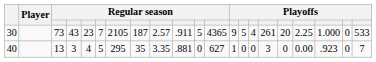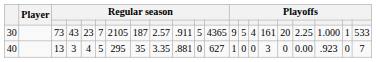(268, 33) 261 -> (268, 33) 161
(347, 33) 0 -> (347, 33) 1
